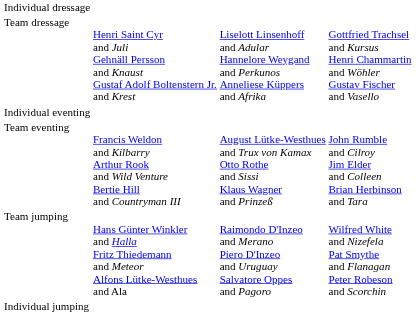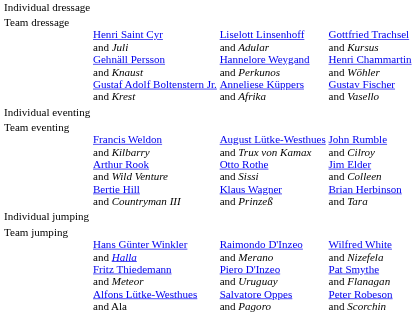rows swapped: (47, 306) <-> (36, 217)
